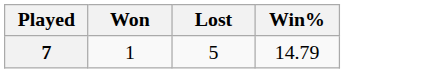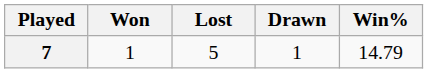+ column: (297, 20)
